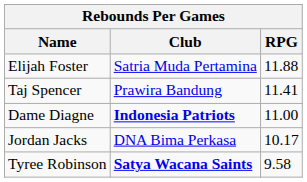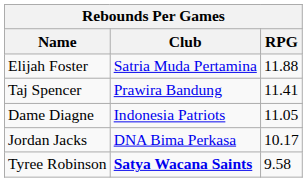(174, 115) bold -> (170, 115) normal
(281, 115) 11.00 -> (281, 115) 11.05
